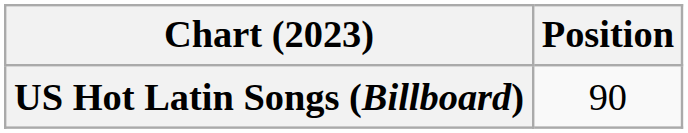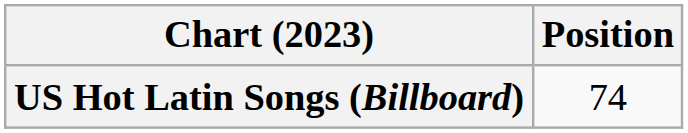(608, 95) 90 -> (608, 95) 74
